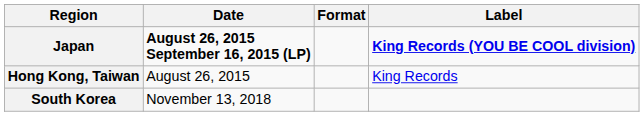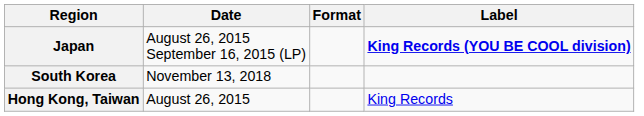(228, 46) bold -> (226, 46) normal
rows swapped: (74, 76) <-> (74, 99)
